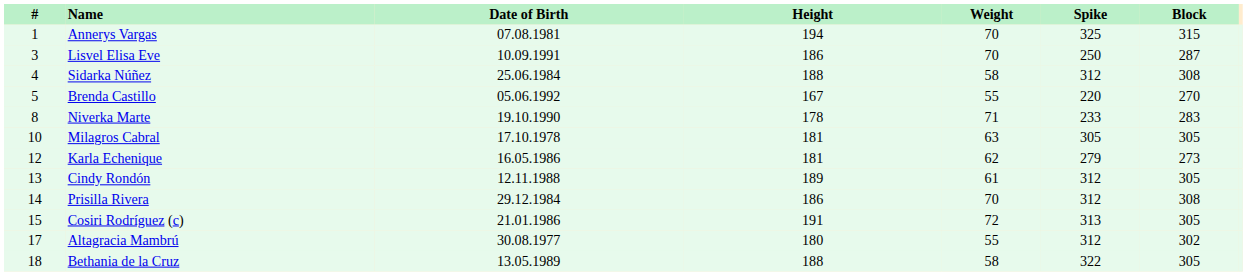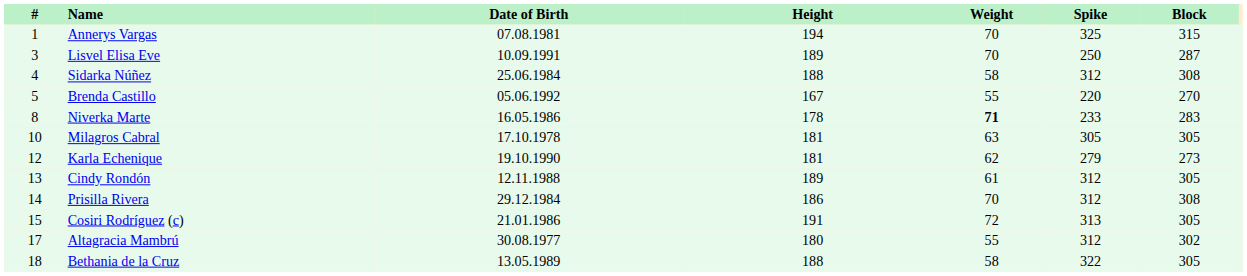(813, 55) 186 -> (813, 55) 189
(529, 117) 19.10.1990 -> (529, 117) 16.05.1986
(992, 117) normal -> (992, 117) bold
(529, 158) 16.05.1986 -> (529, 158) 19.10.1990
